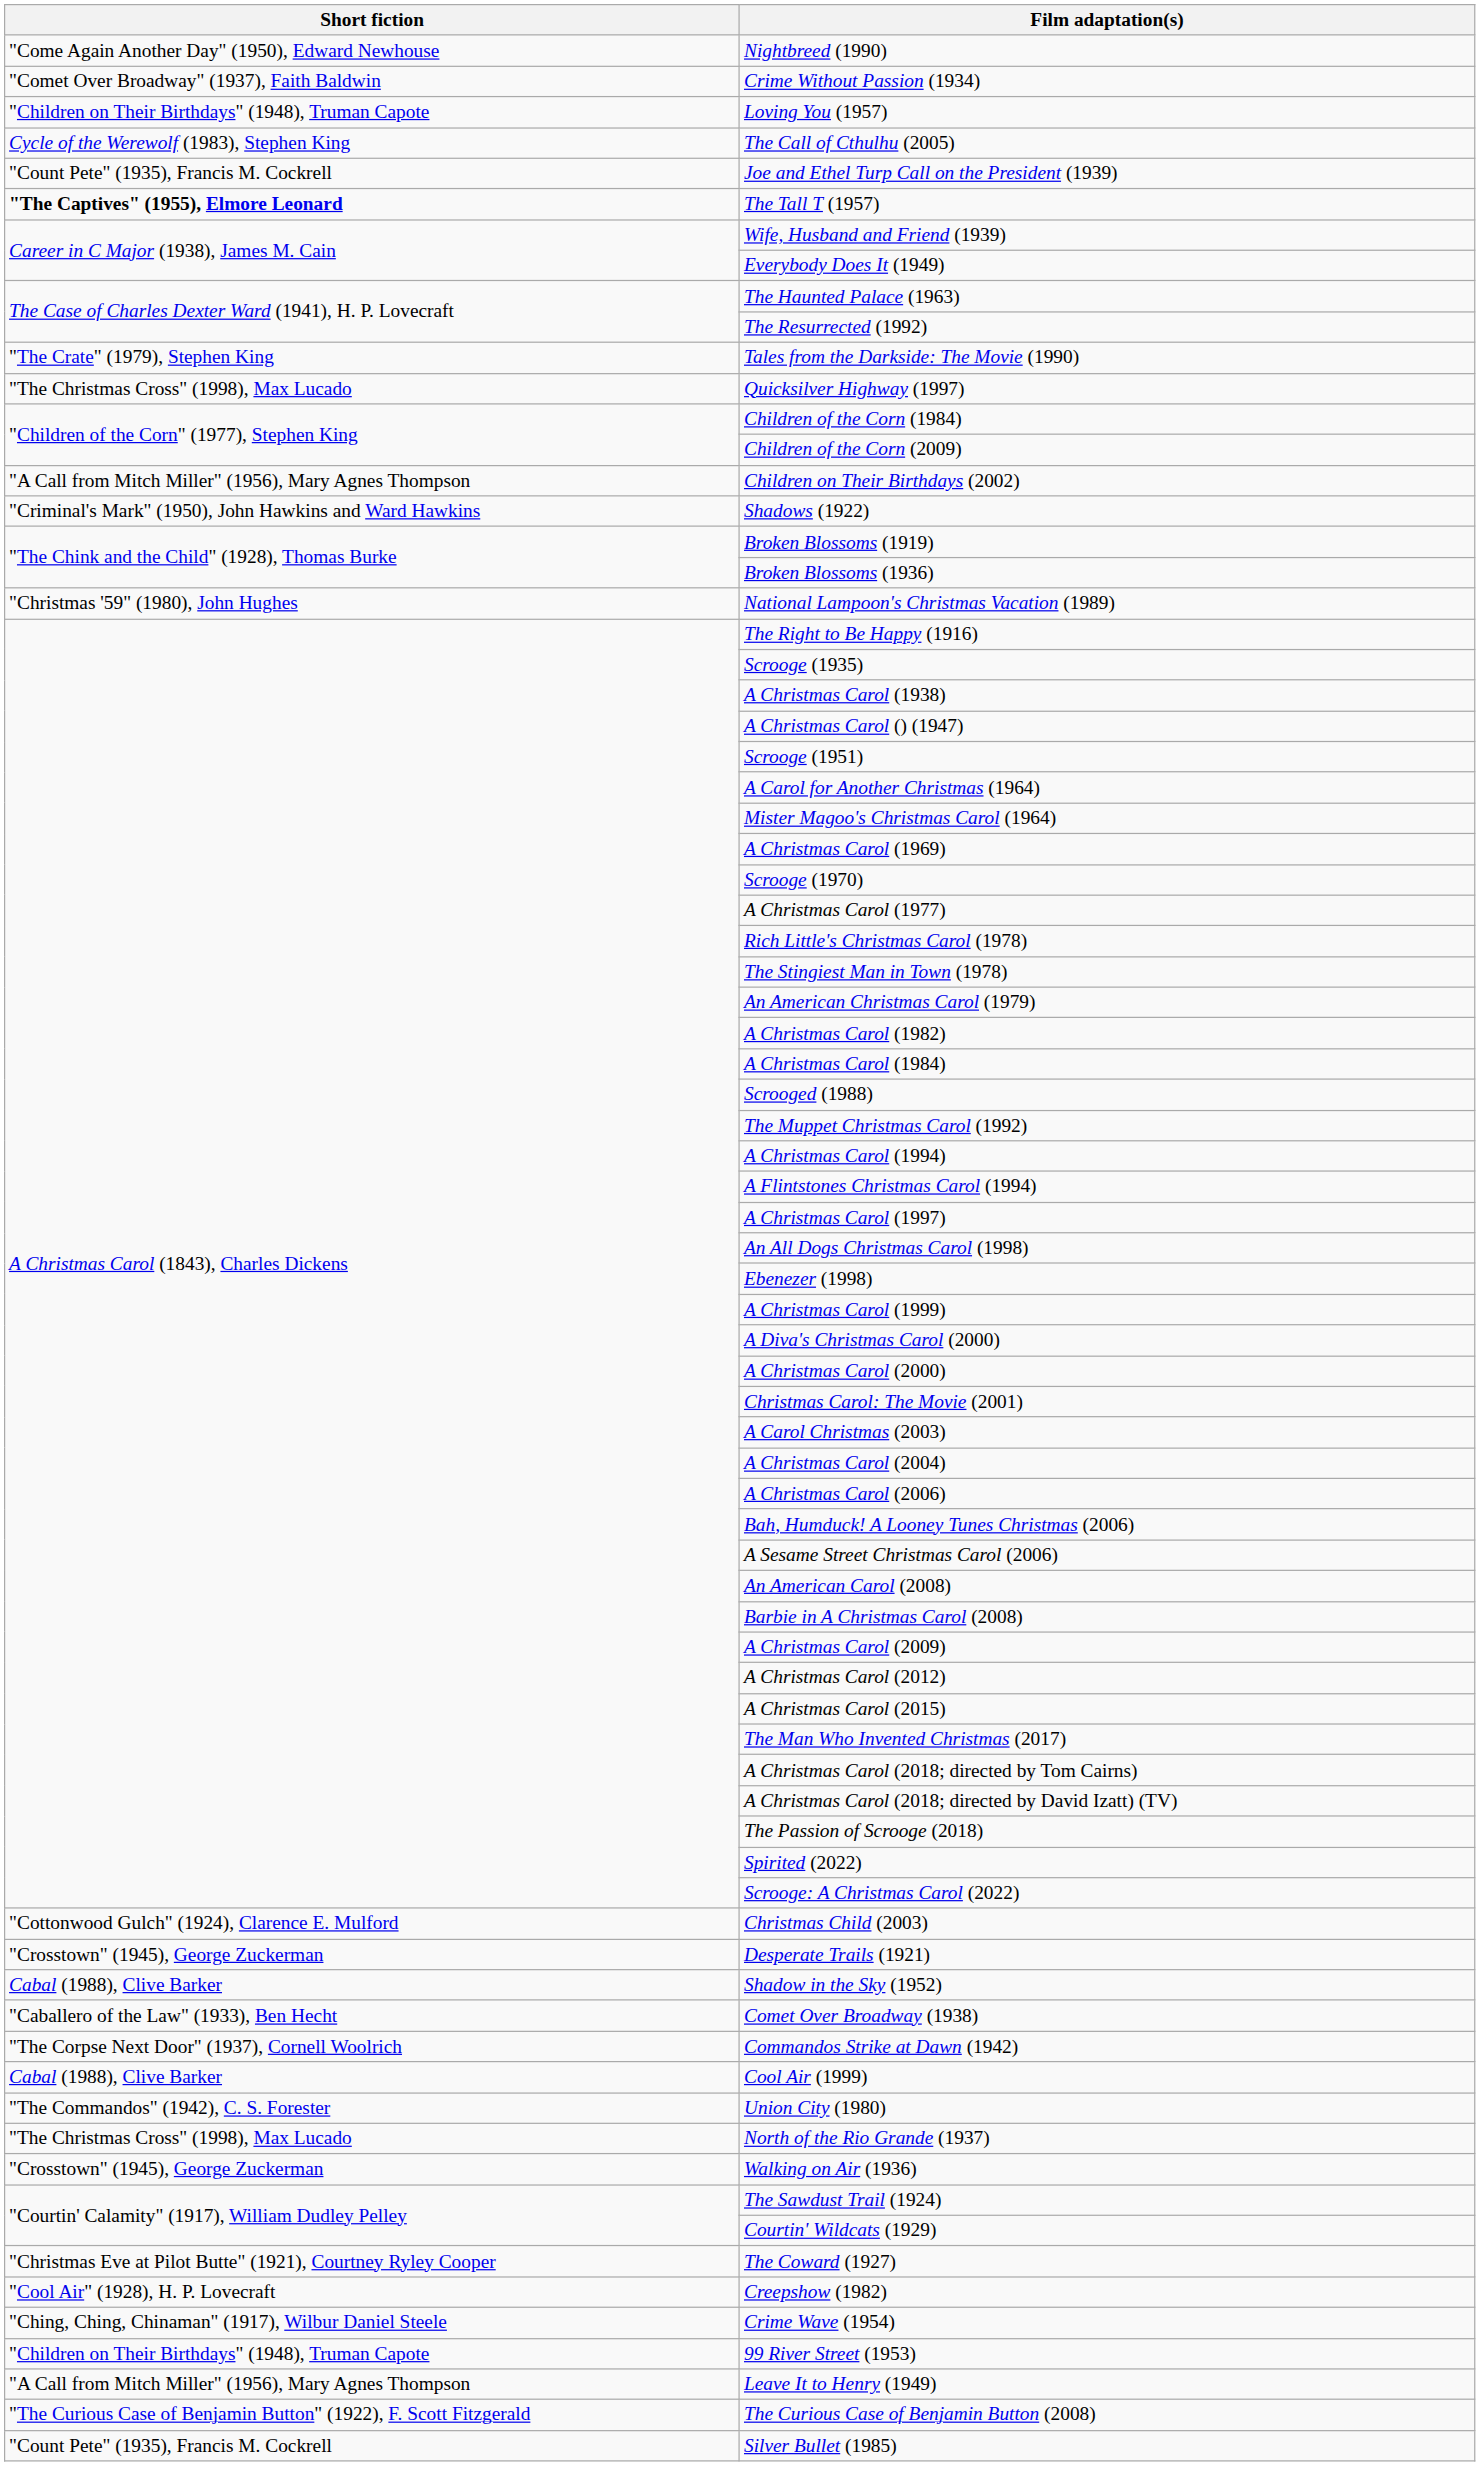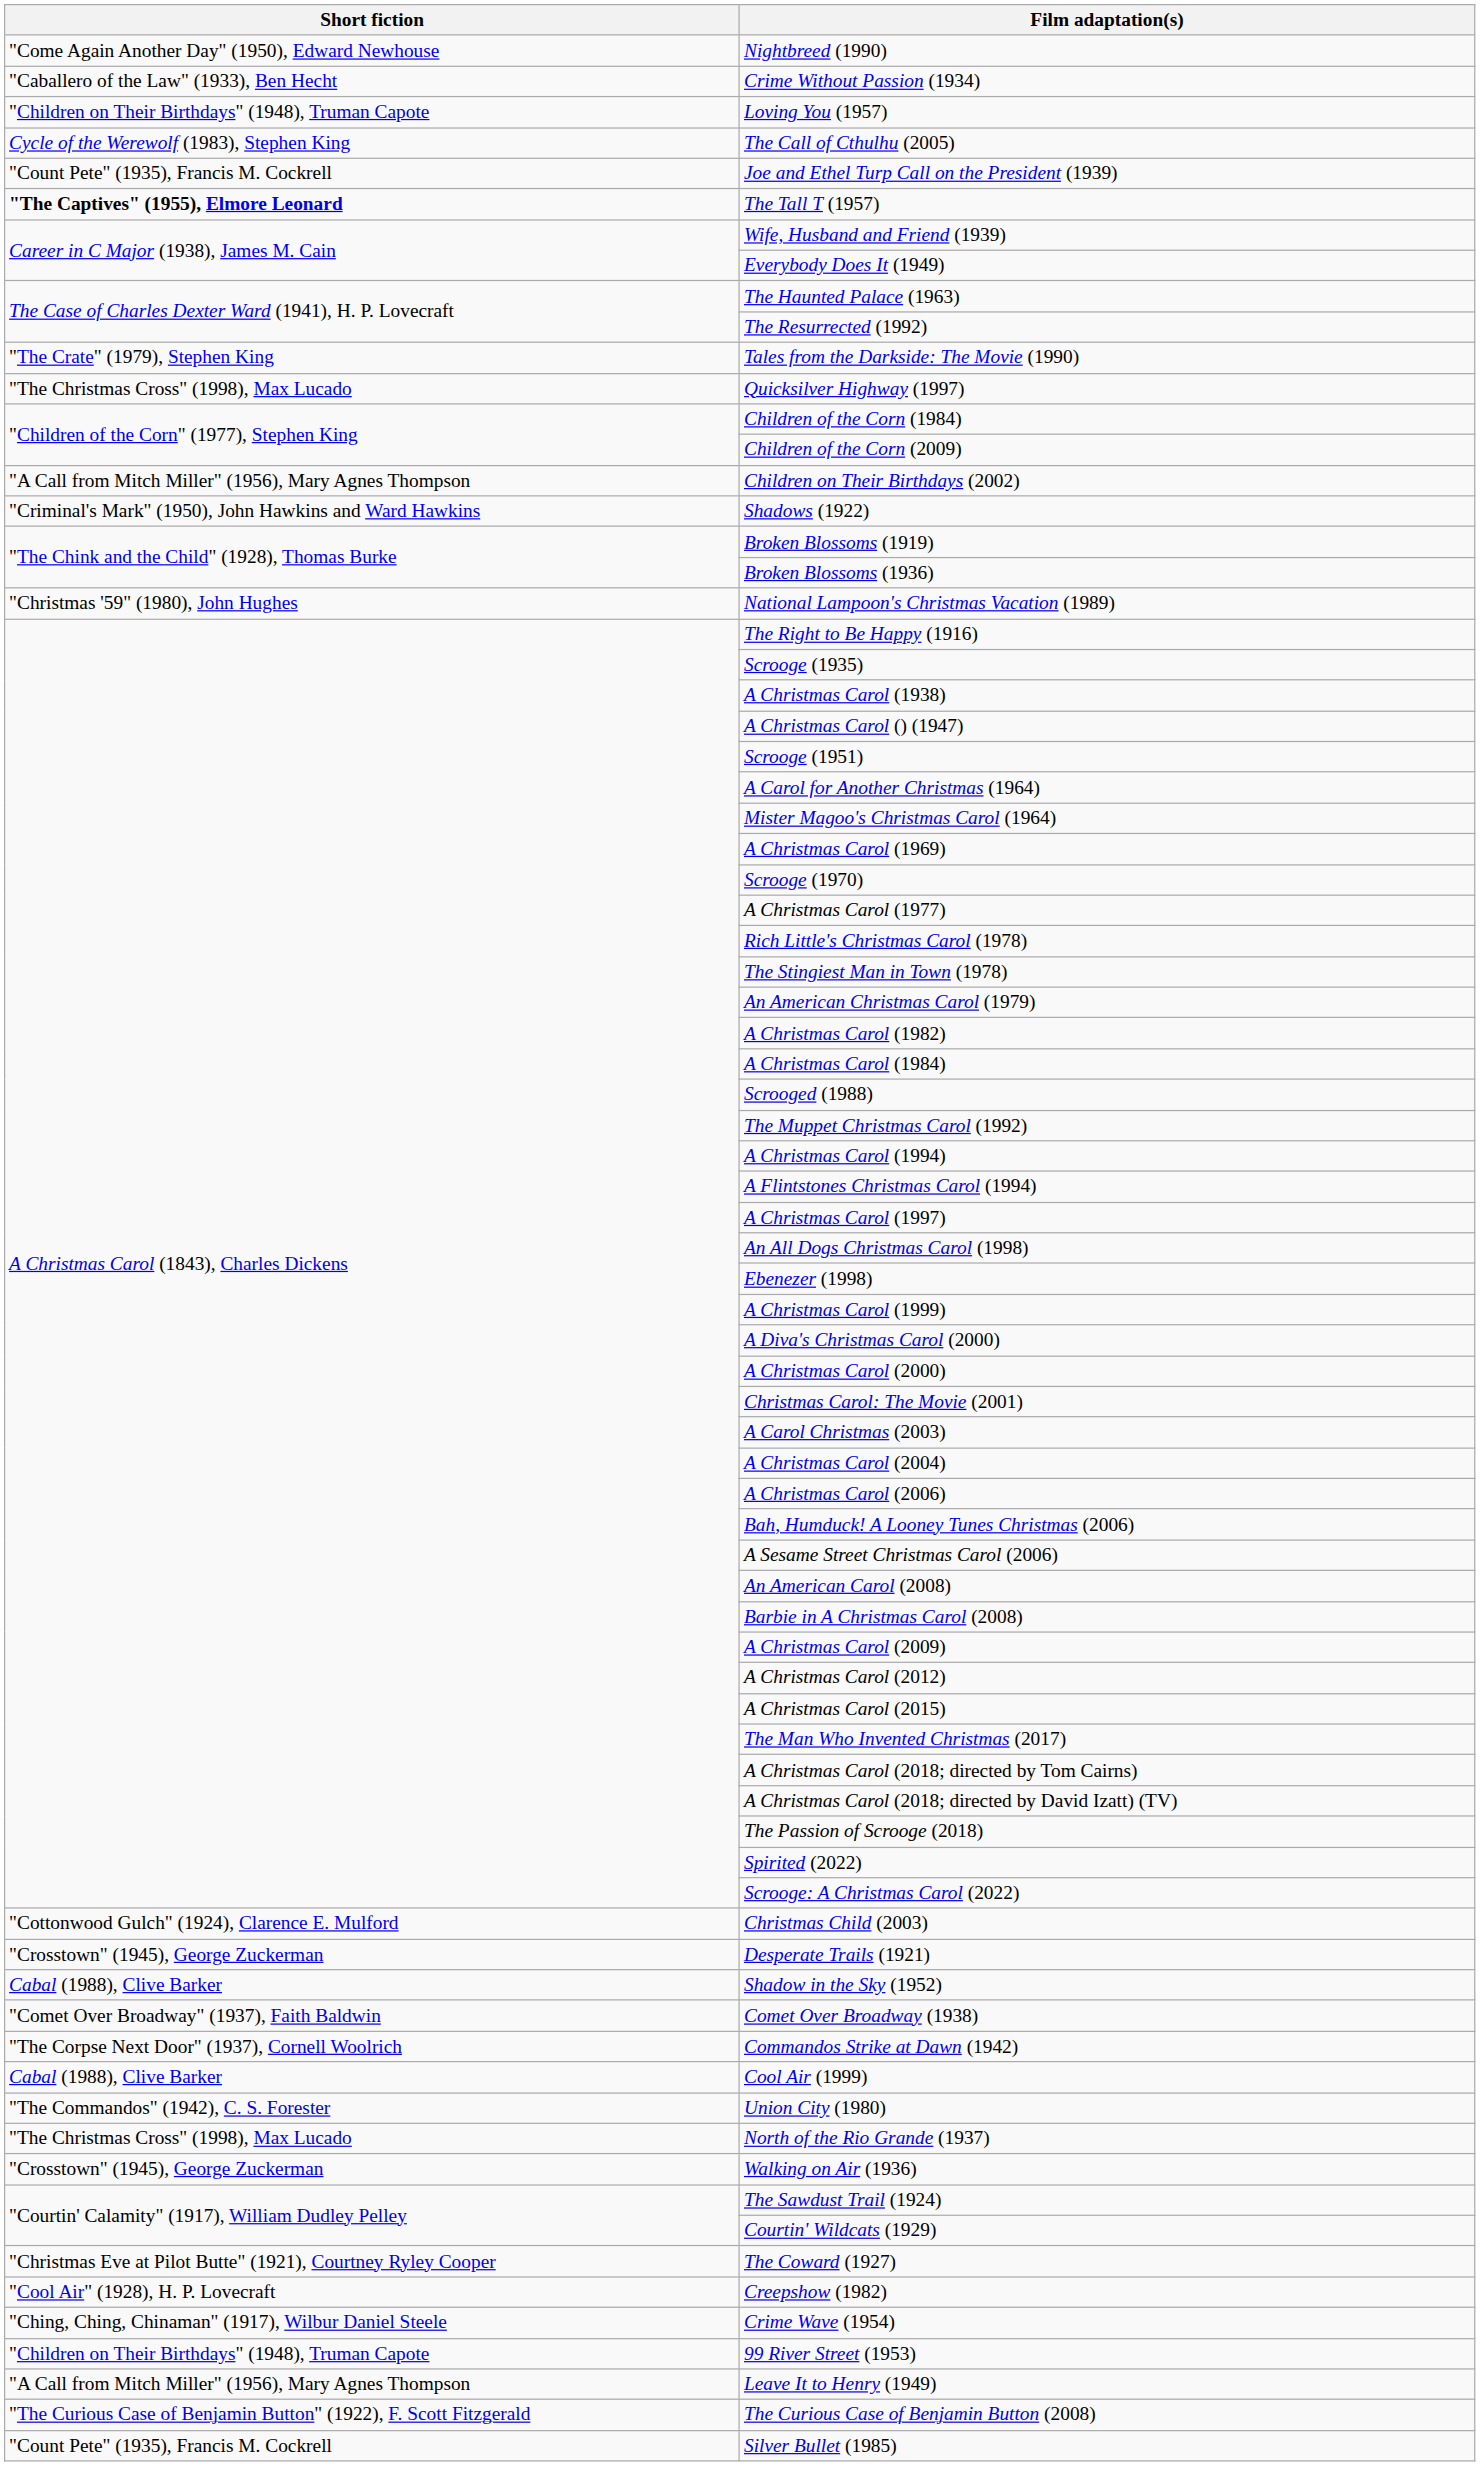(195, 81) "Comet Over Broadway" (1937), Faith Baldwin -> (173, 81) "Caballero of the Law" (1933), Ben Hecht
(173, 2015) "Caballero of the Law" (1933), Ben Hecht -> (195, 2015) "Comet Over Broadway" (1937), Faith Baldwin
